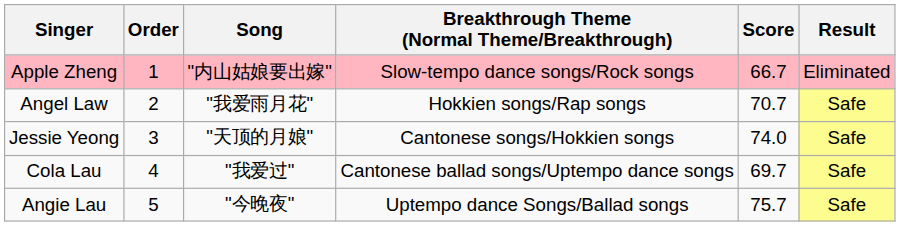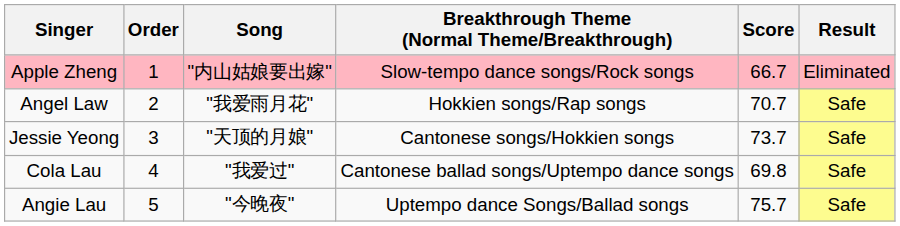(768, 138) 74.0 -> (768, 138) 73.7
(768, 171) 69.7 -> (768, 171) 69.8
